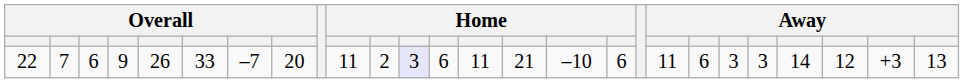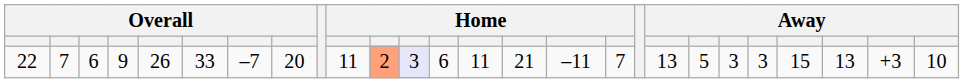(385, 61) no background -> (385, 61) lightsalmon background
(577, 61) –10 -> (576, 61) –11
(621, 61) 6 -> (620, 61) 7
(667, 61) 11 -> (667, 61) 13
(704, 61) 6 -> (704, 61) 5
(800, 61) 14 -> (800, 61) 15
(845, 61) 12 -> (845, 61) 13
(936, 61) 13 -> (936, 61) 10
